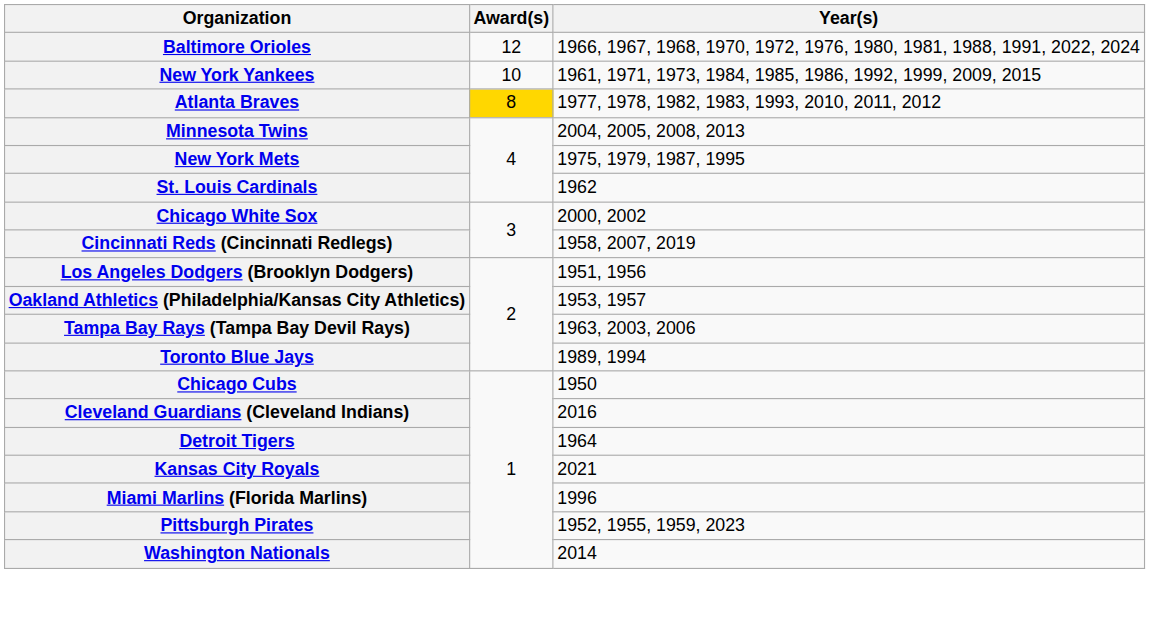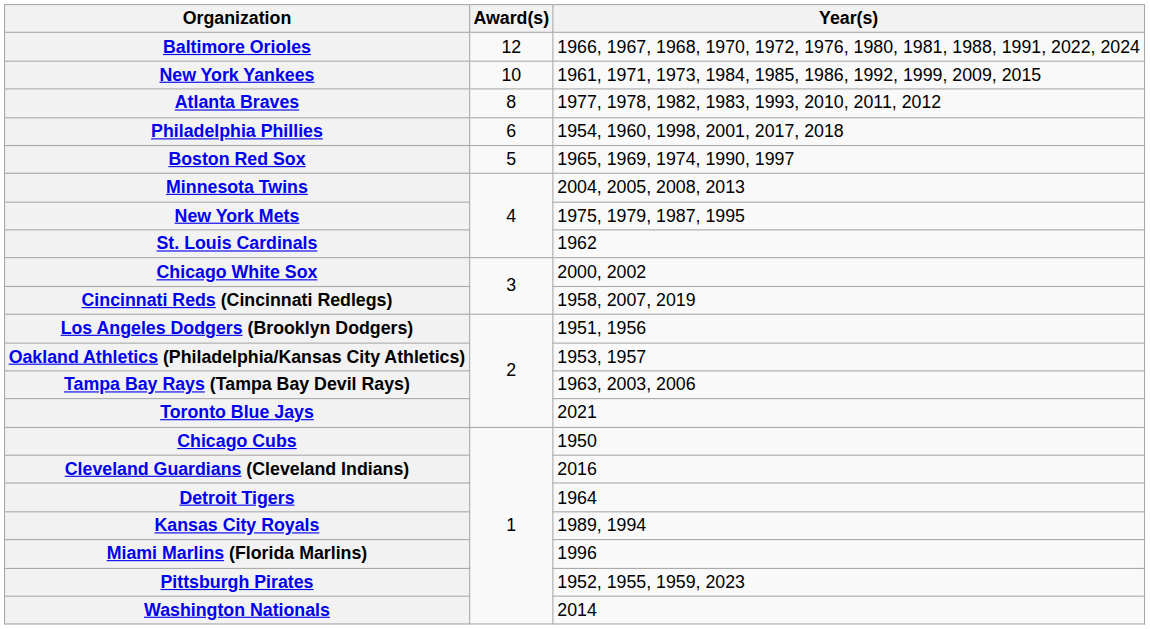(511, 103) gold background -> (511, 103) no background
+ row: (237, 131)
+ row: (237, 159)
(602, 356) 1989, 1994 -> (577, 412) 2021
(577, 469) 2021 -> (602, 525) 1989, 1994
